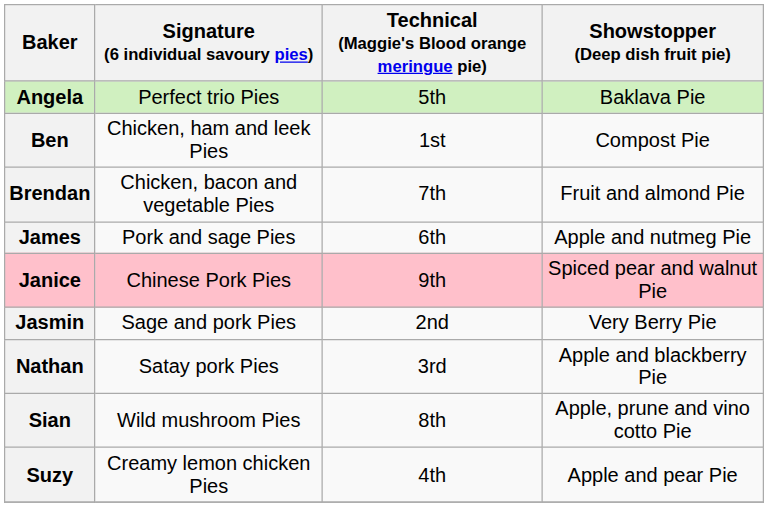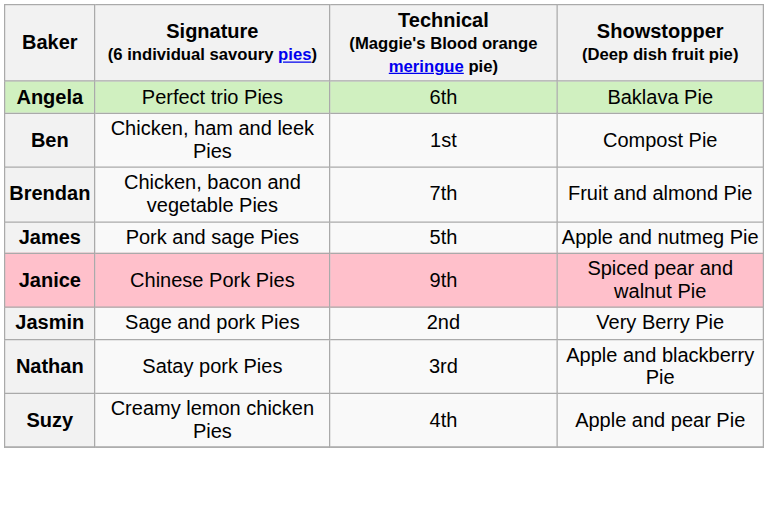(432, 97) 5th -> (443, 97) 6th
(432, 237) 6th -> (443, 237) 5th
- row: (50, 420)
